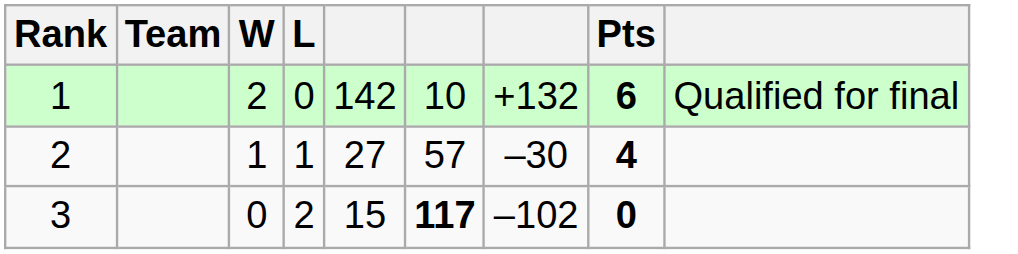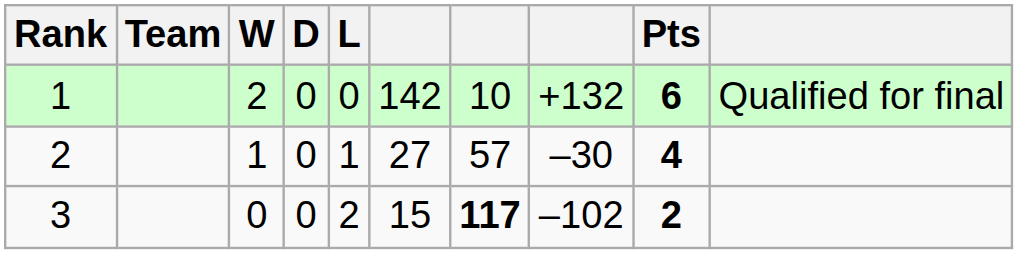+ column: (306, 34)
(626, 215) 0 -> (671, 215) 2
